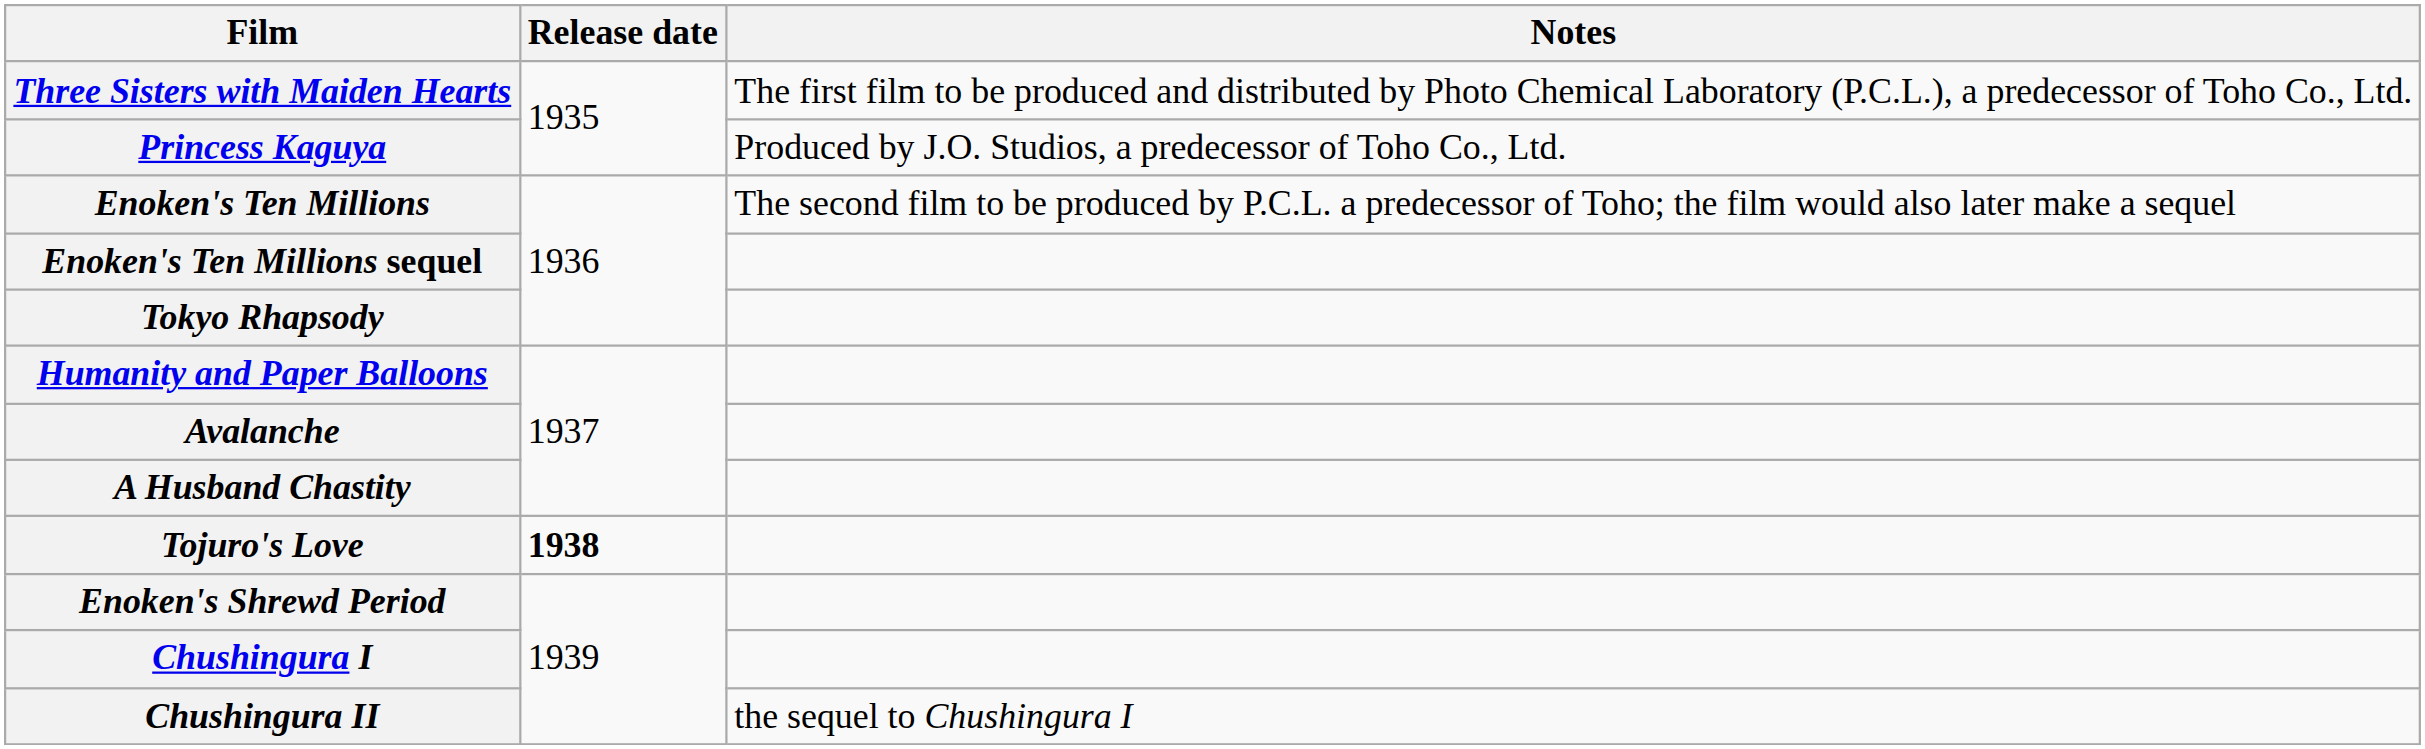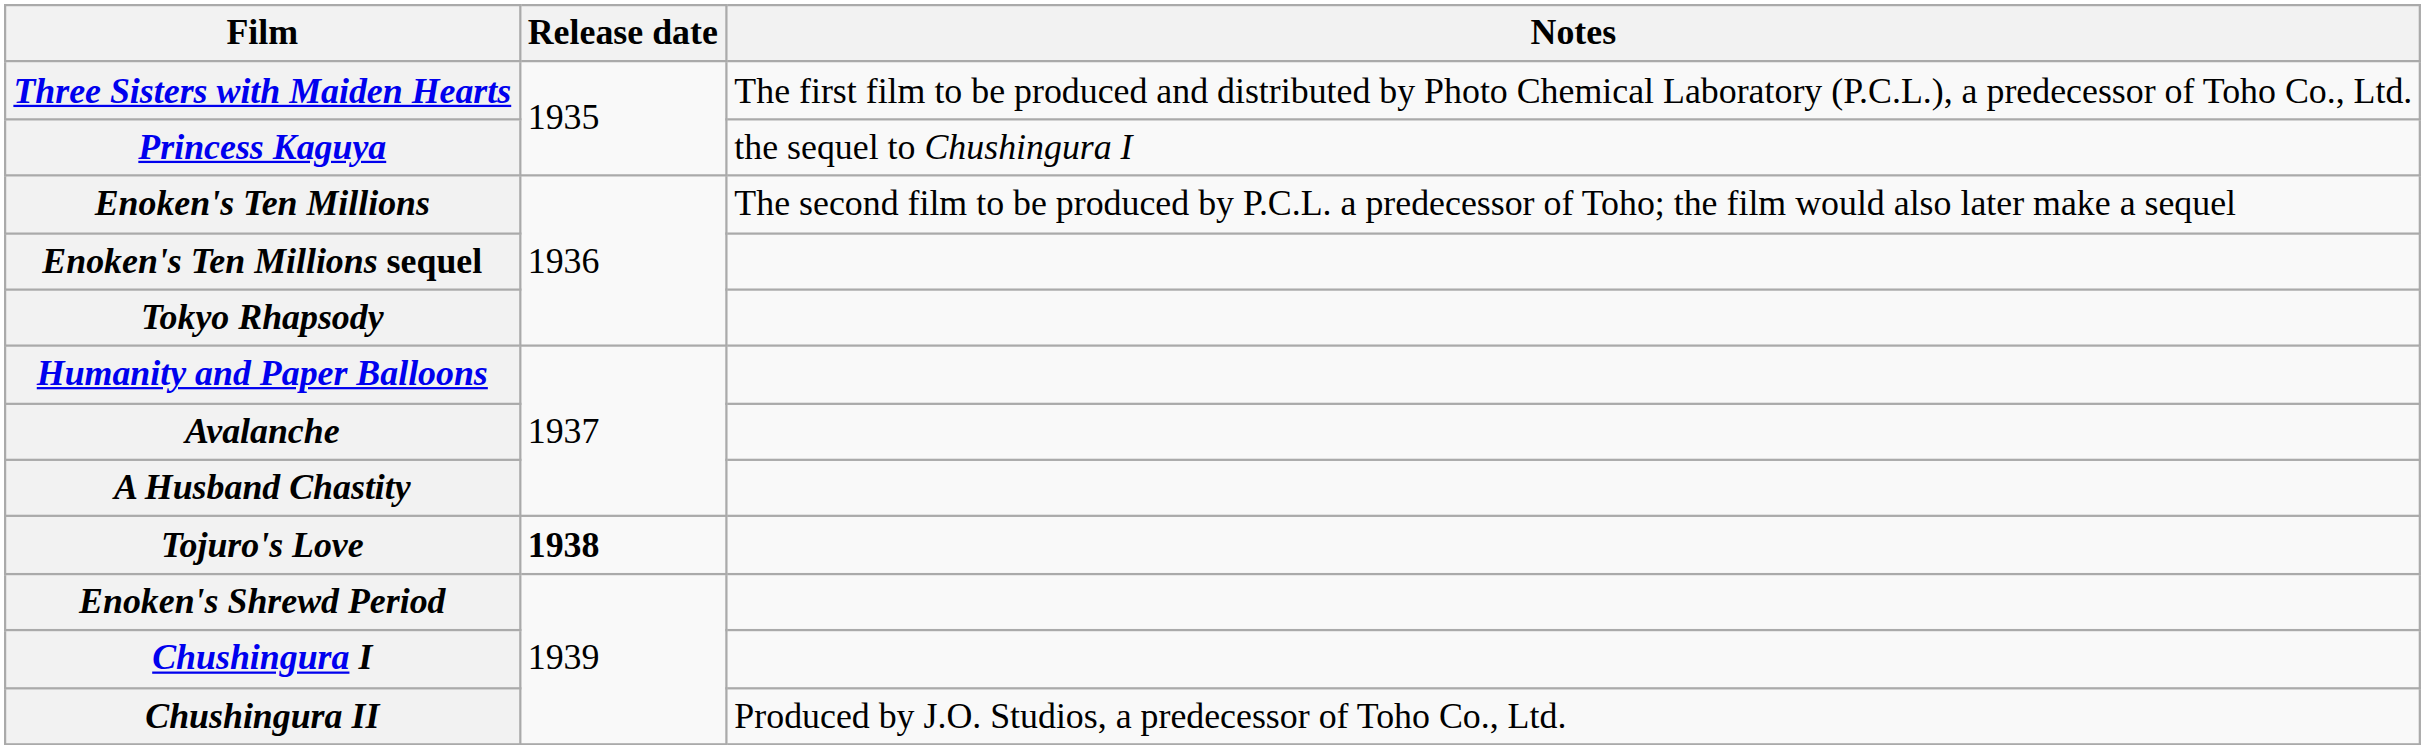(1150, 146) Produced by J.O. Studios, a predecessor of Toho Co., Ltd. -> (933, 146) the sequel to Chushingura I
(933, 715) the sequel to Chushingura I -> (1150, 714) Produced by J.O. Studios, a predecessor of Toho Co., Ltd.
